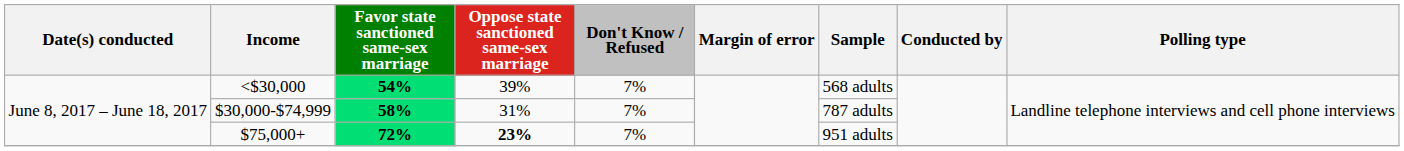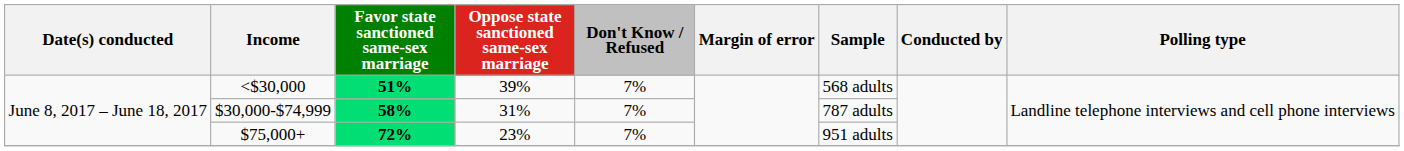(395, 87) 54% -> (395, 87) 51%
(515, 134) bold -> (515, 134) normal
